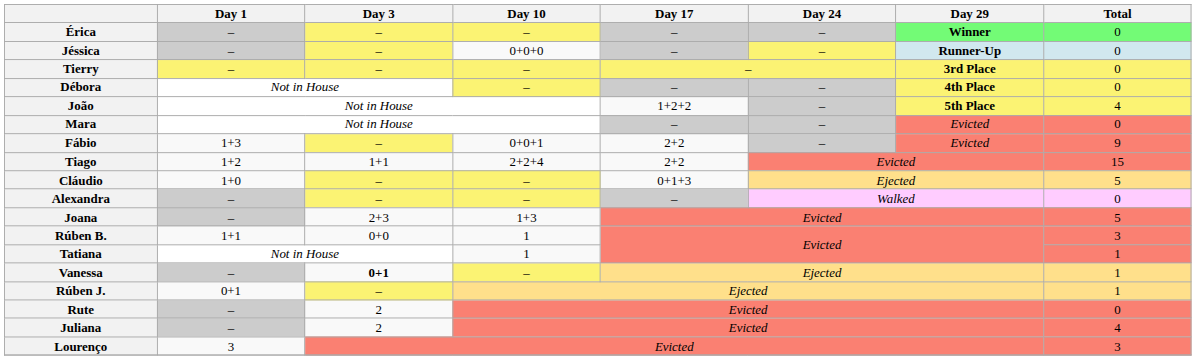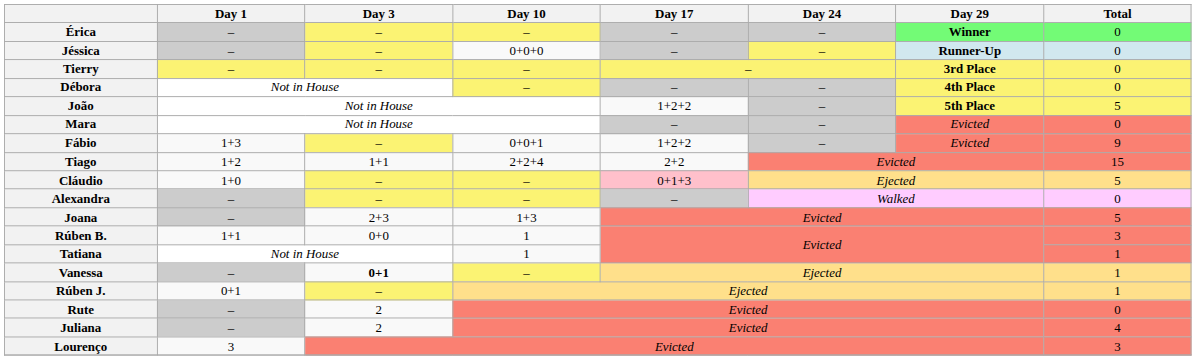(1118, 106) 4 -> (1118, 106) 5
(674, 143) 2+2 -> (674, 143) 1+2+2
(674, 179) no background -> (674, 179) pink background
